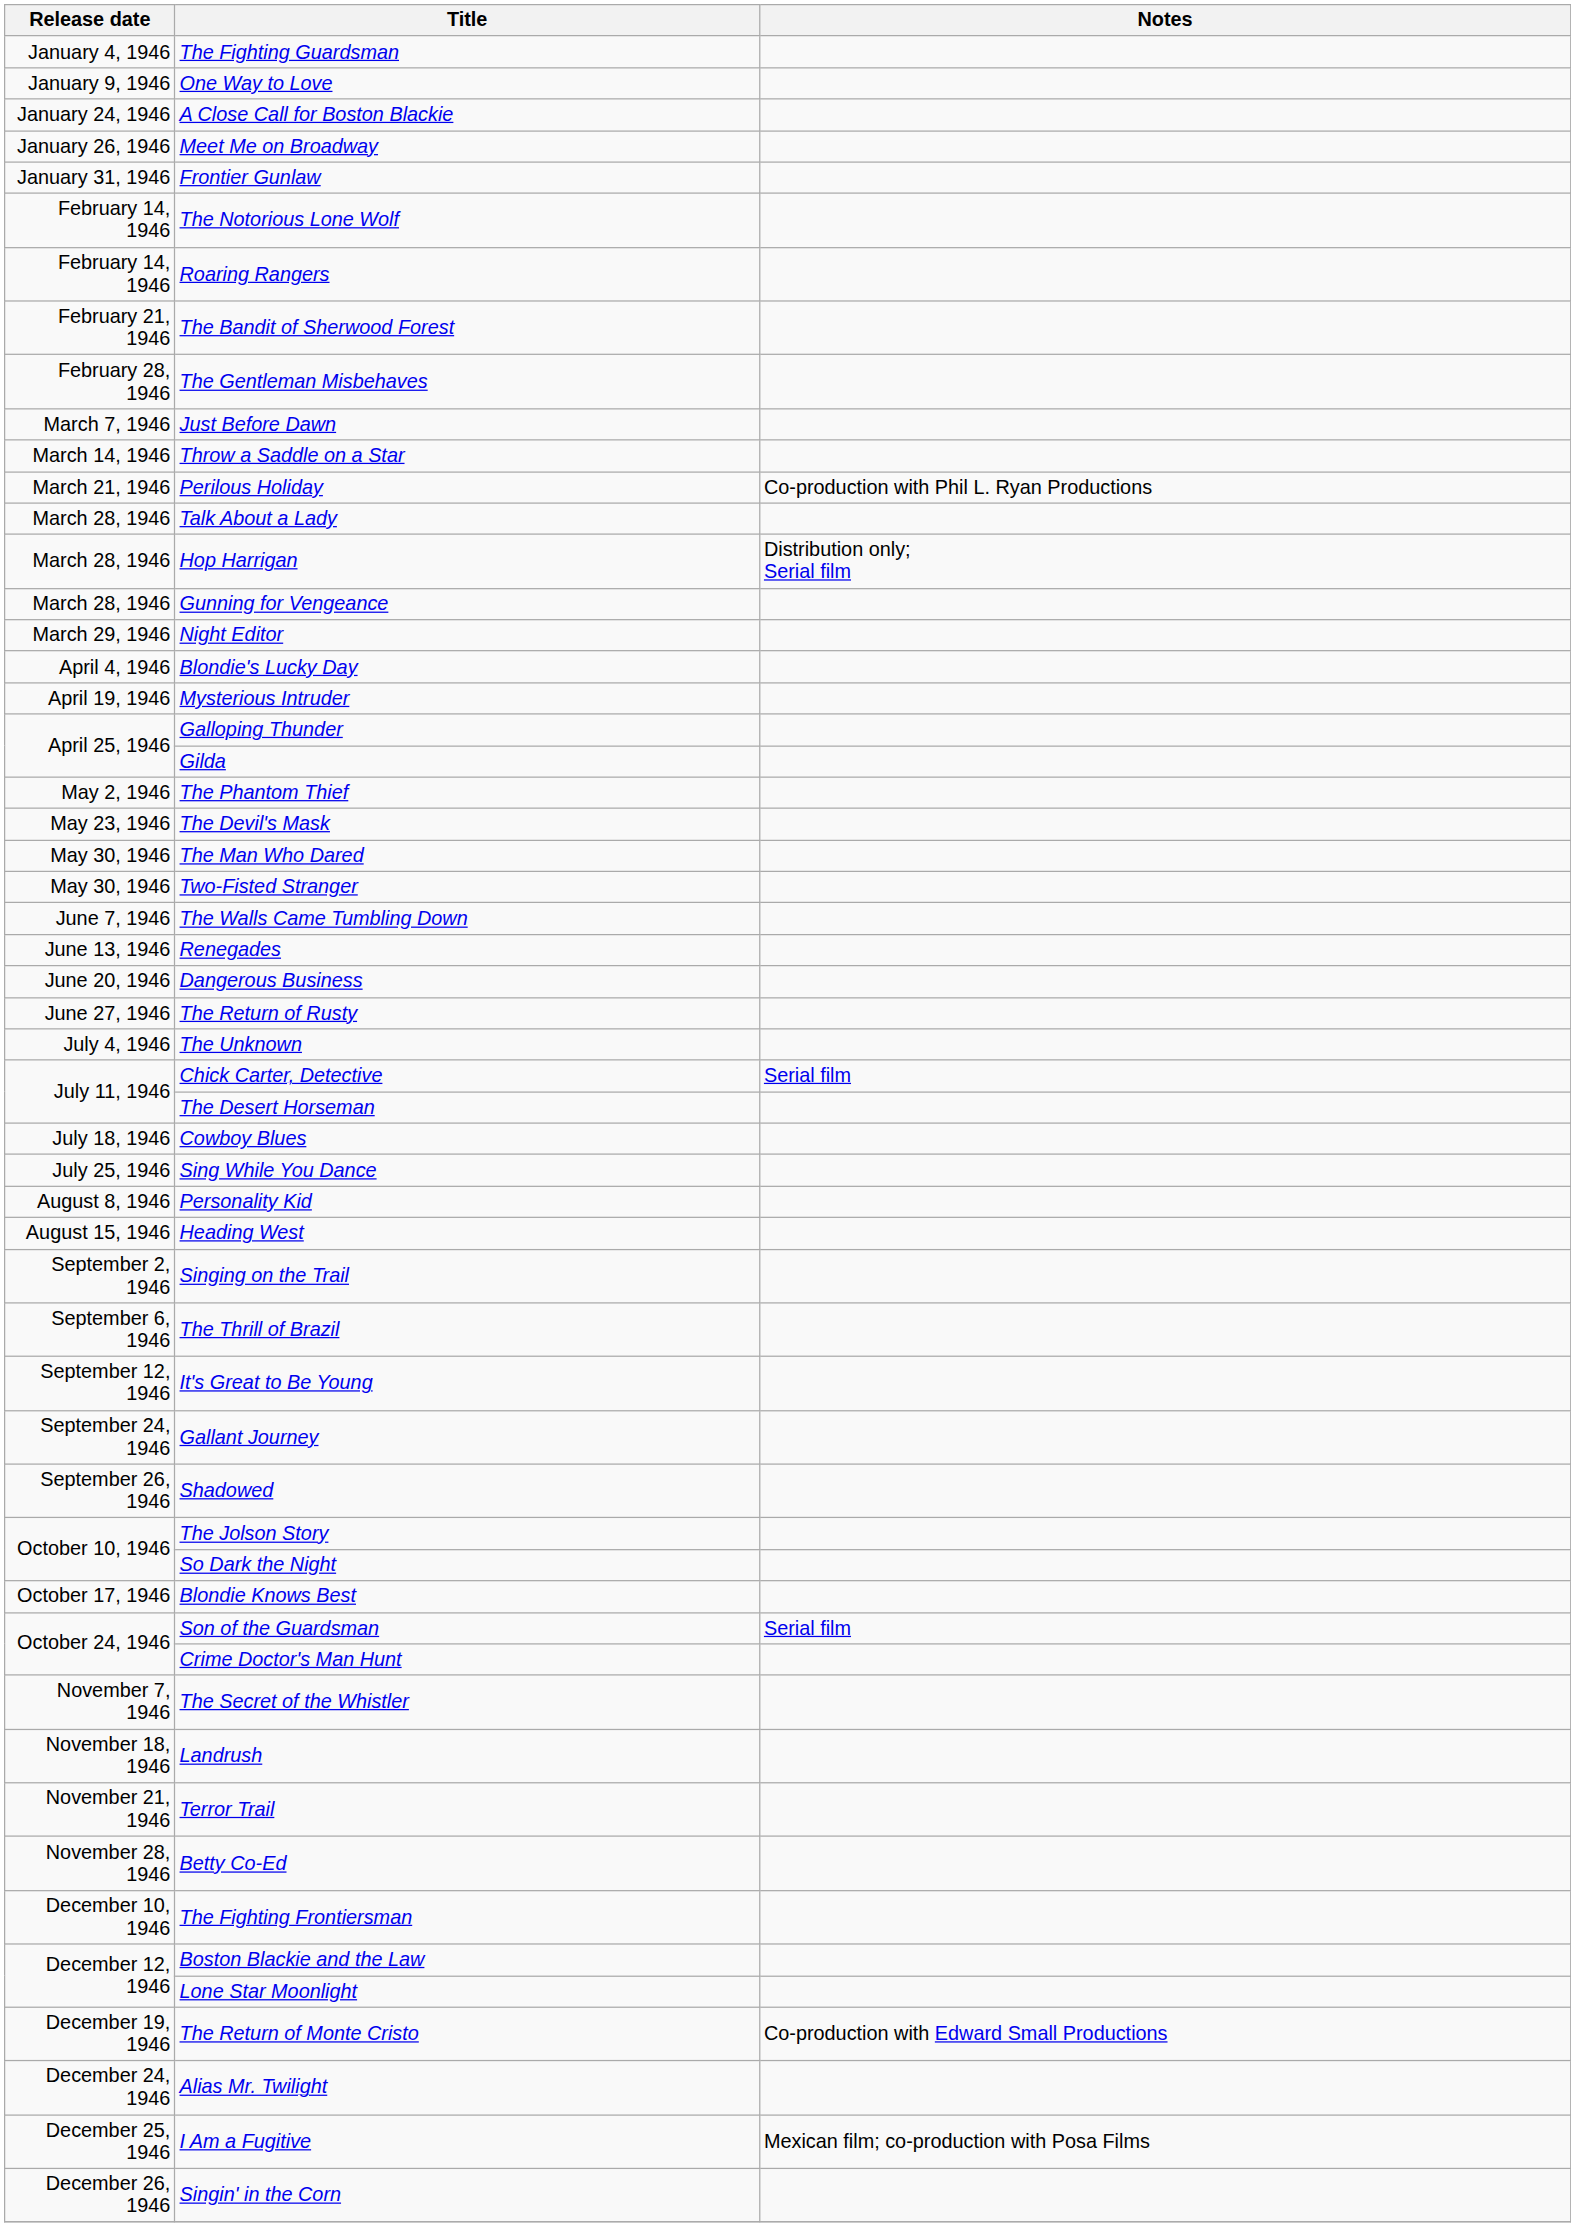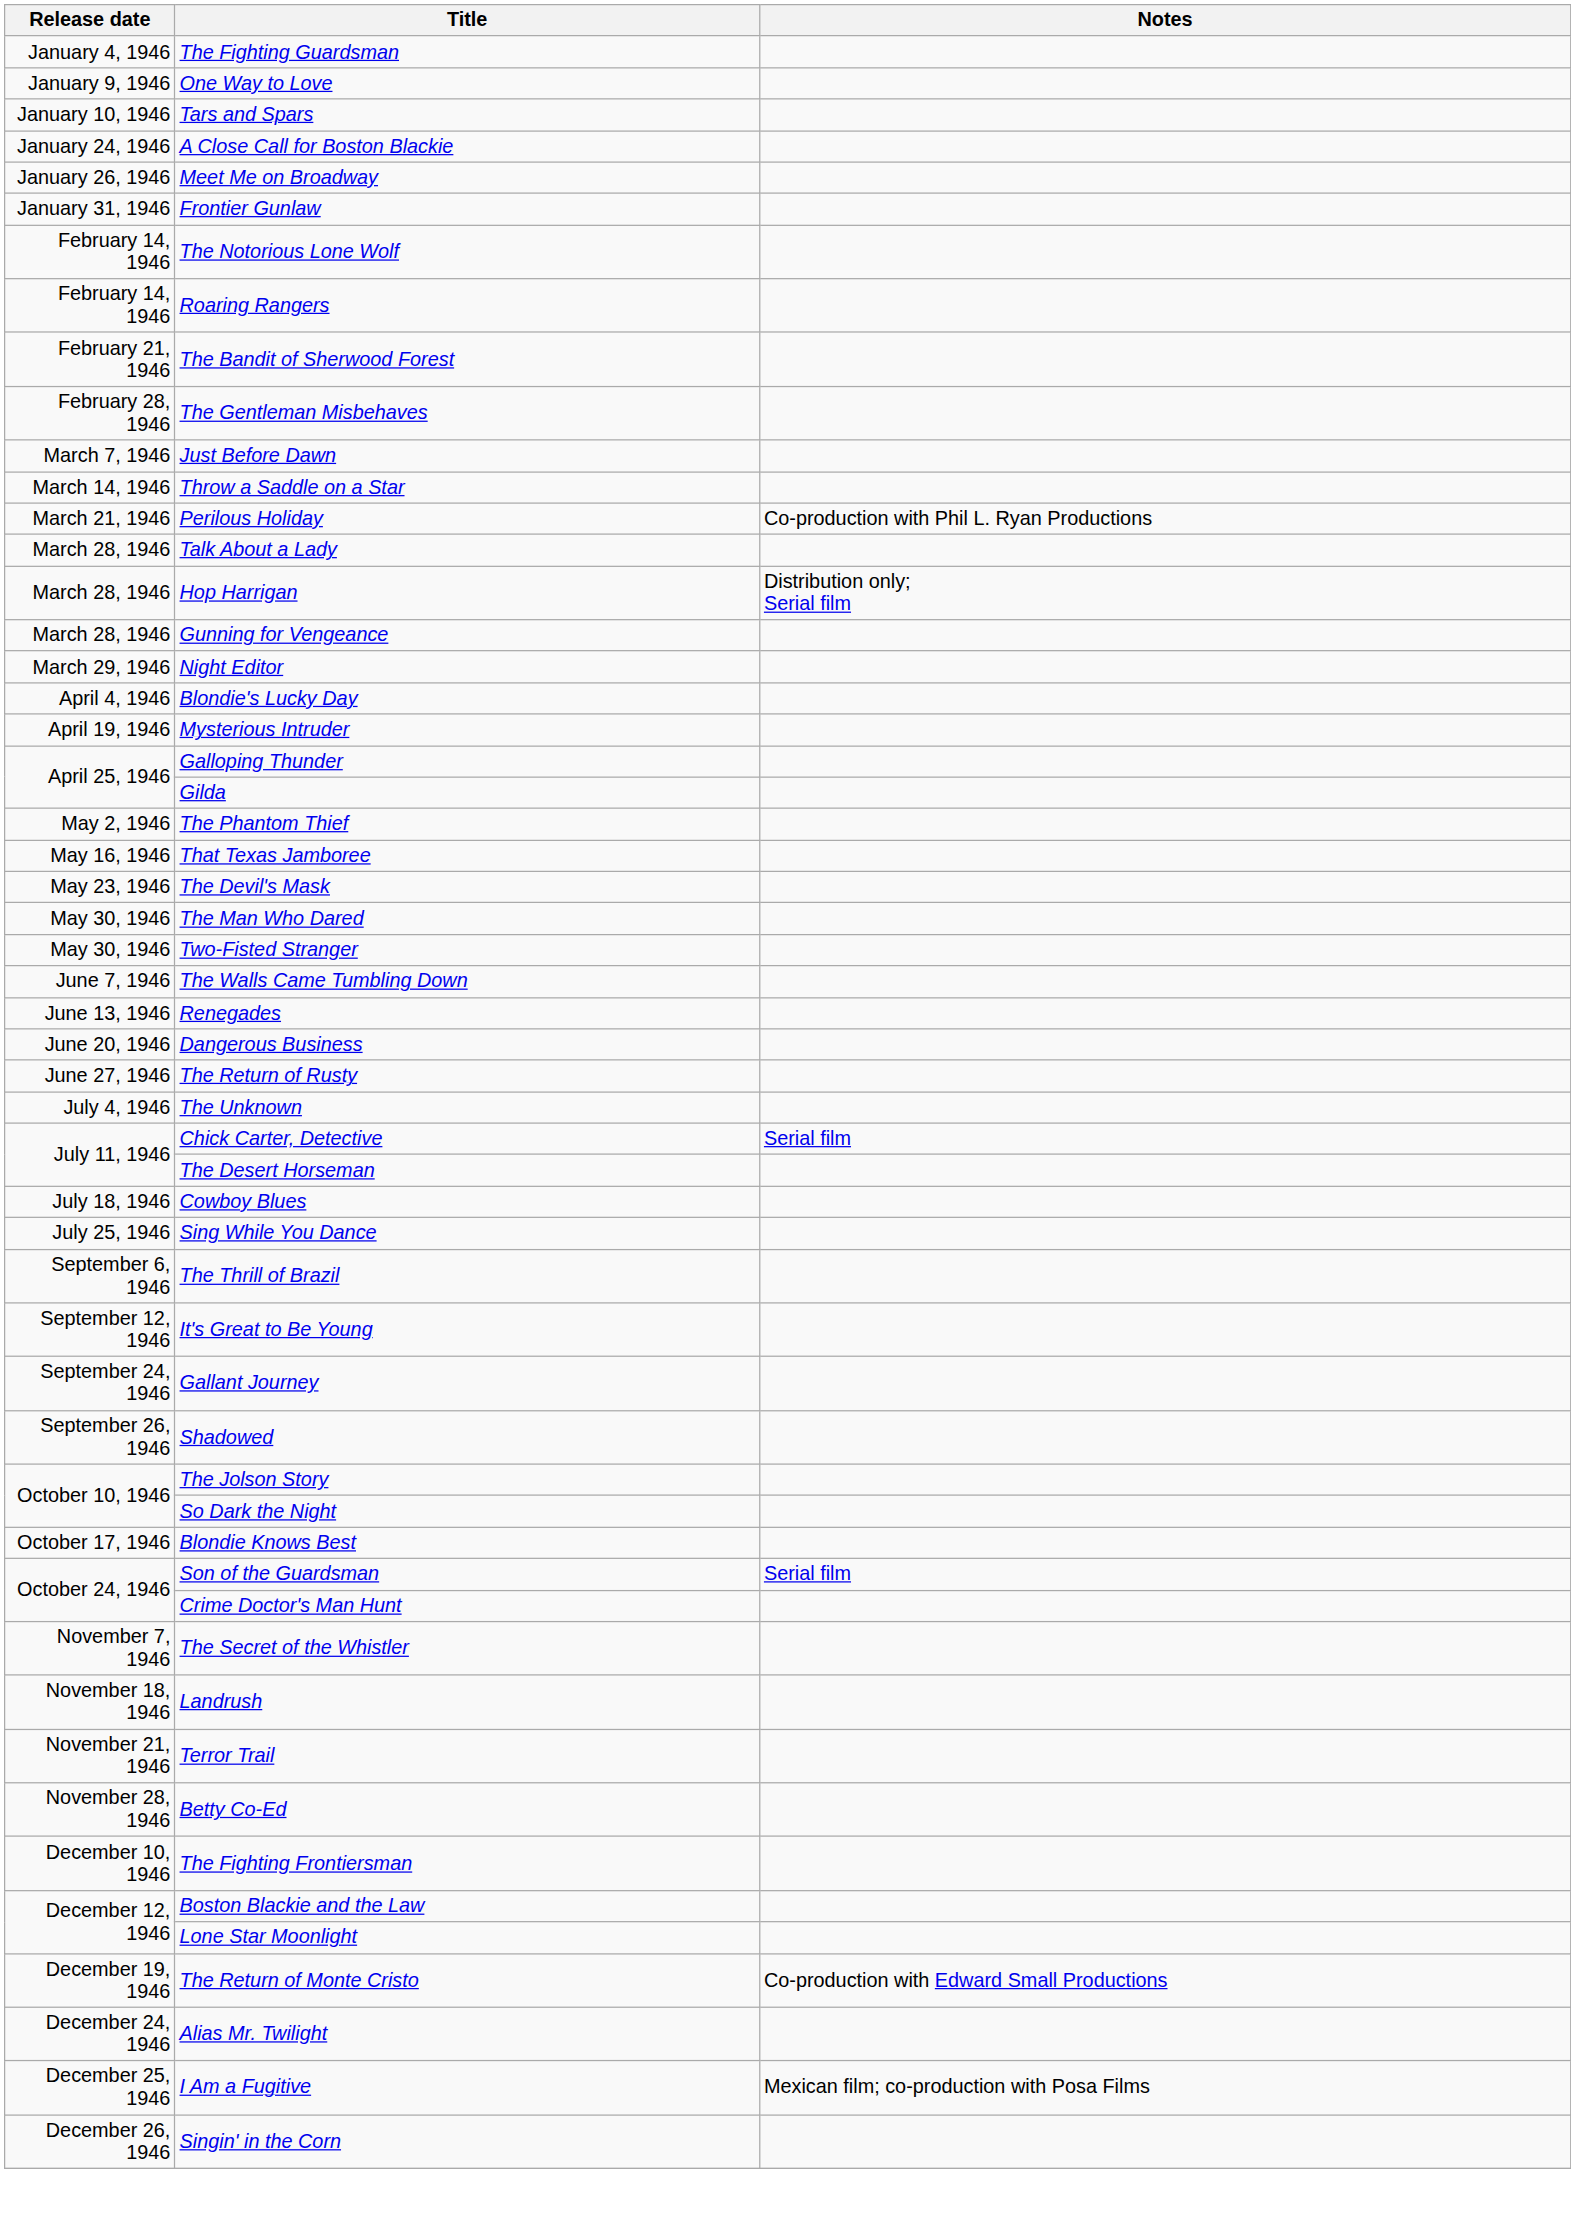+ row: (246, 114)
+ row: (275, 855)
- row: (246, 1201)
- row: (242, 1233)
- row: (264, 1275)
